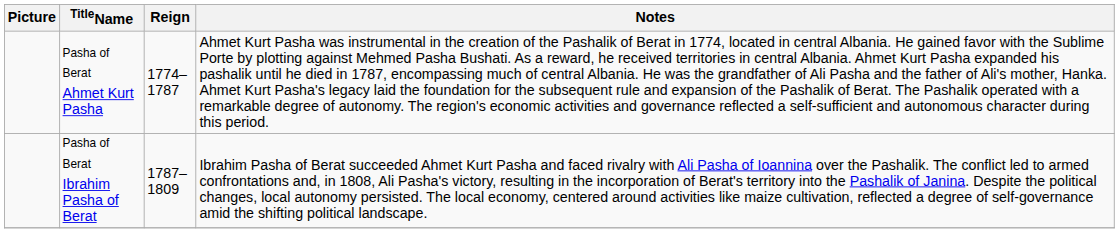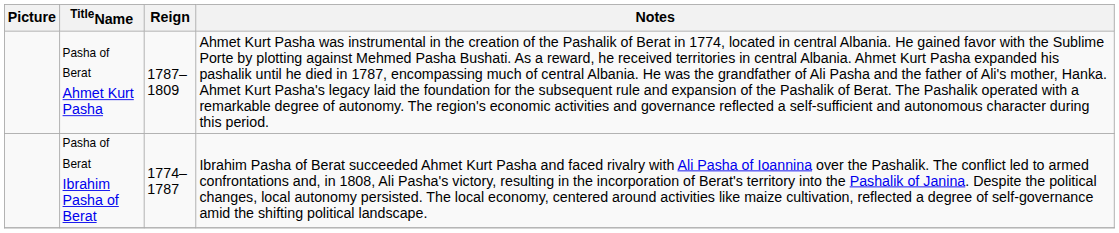(167, 82) 1774–1787 -> (167, 82) 1787–1809
(167, 180) 1787–1809 -> (167, 180) 1774–1787
